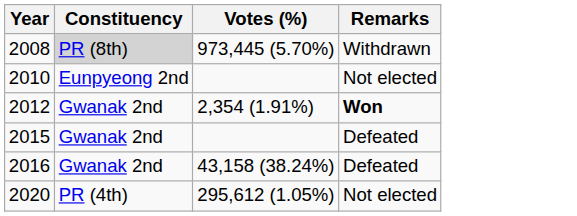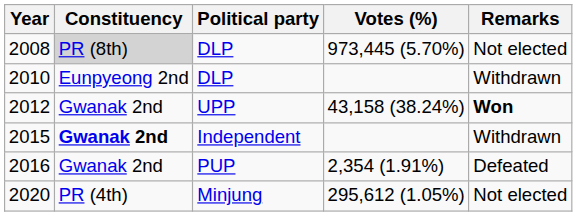+ column: (258, 19)
(387, 48) Withdrawn -> (520, 48) Not elected
(390, 78) Not elected -> (517, 78) Withdrawn
(256, 107) 2,354 (1.91%) -> (396, 107) 43,158 (38.24%)
(111, 136) normal -> (113, 136) bold
(381, 136) Defeated -> (517, 136) Withdrawn
(266, 166) 43,158 (38.24%) -> (386, 166) 2,354 (1.91%)
